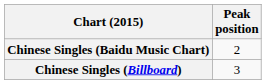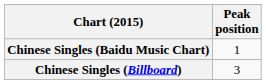(237, 49) 2 -> (237, 49) 1
